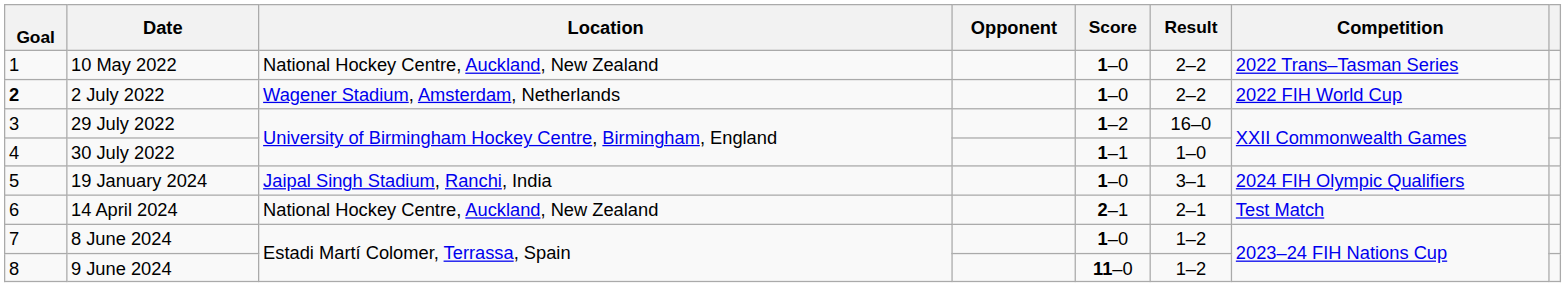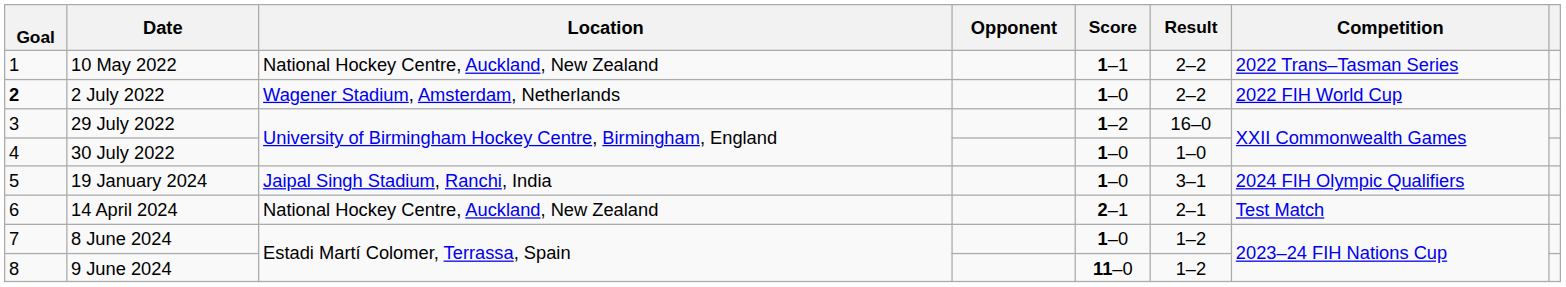(1113, 66) 1–0 -> (1113, 66) 1–1
(1113, 152) 1–1 -> (1113, 152) 1–0
